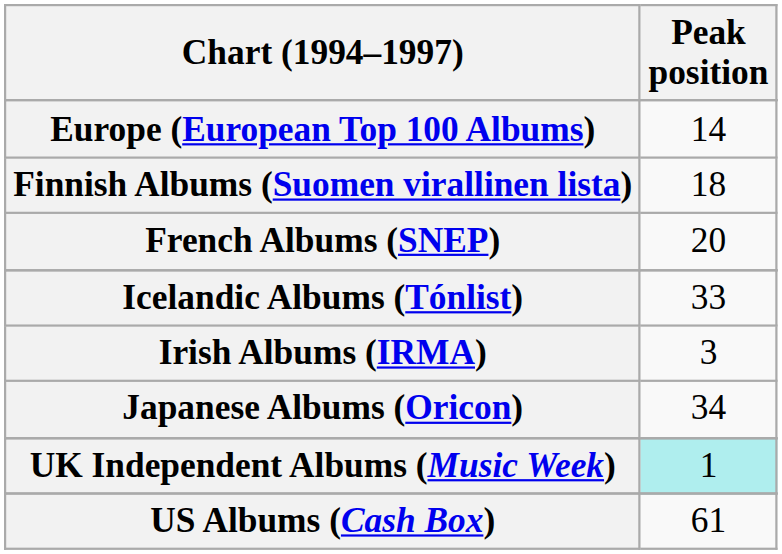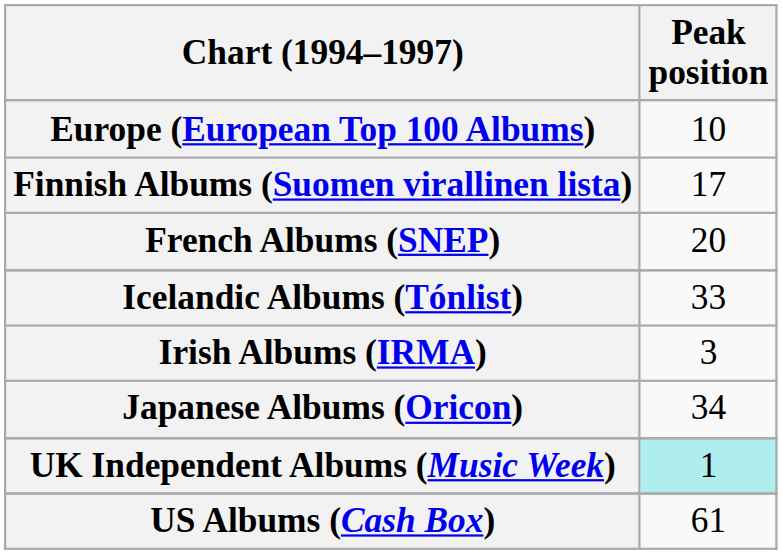(708, 128) 14 -> (708, 128) 10
(708, 184) 18 -> (708, 184) 17
